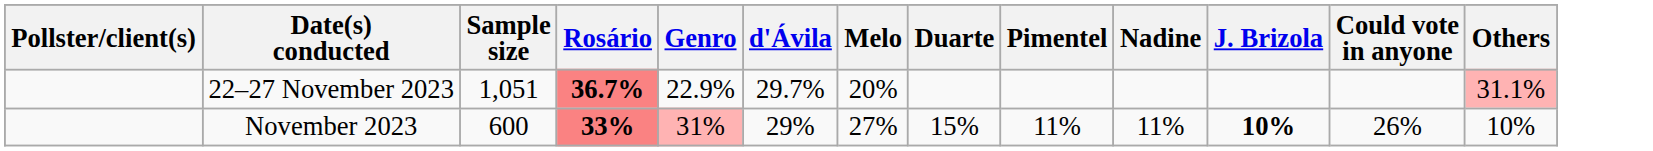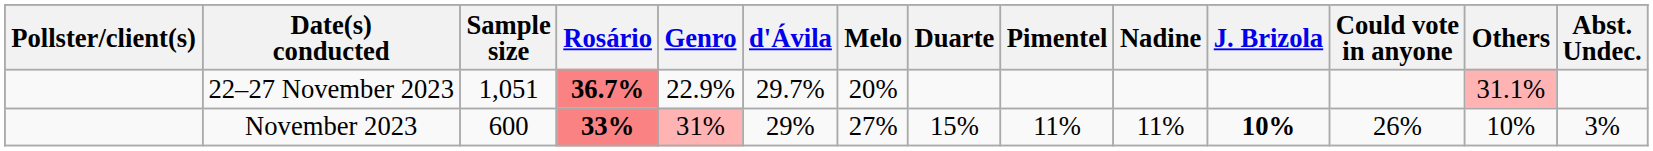+ column: (1602, 37)
